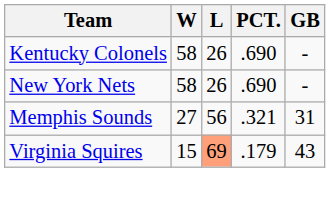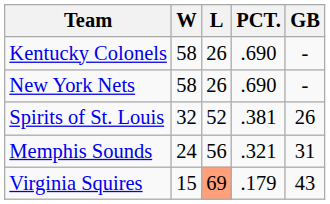+ row: (87, 118)
(187, 118) 27 -> (187, 150) 24
